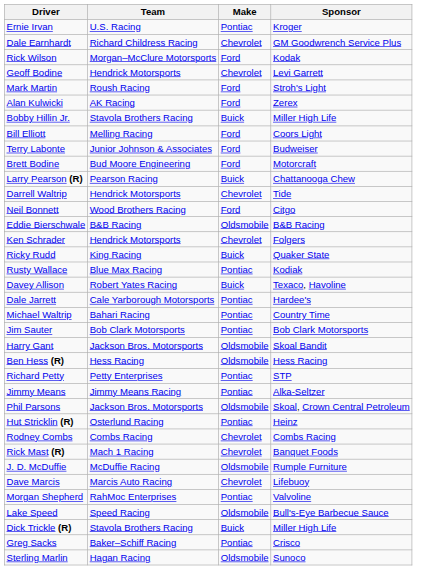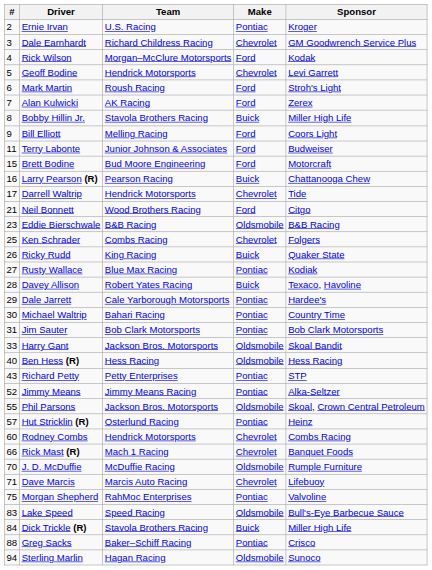+ column: (12, 12)
(135, 239) Hendrick Motorsports -> (136, 239) Combs Racing
(121, 437) Combs Racing -> (150, 437) Hendrick Motorsports
